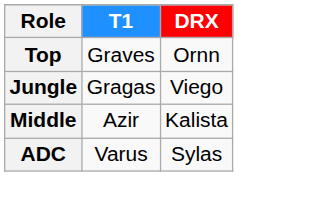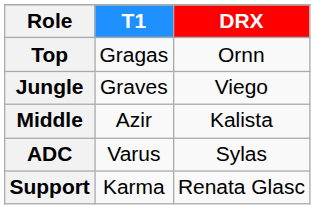(121, 54) Graves -> (134, 54) Gragas
(121, 87) Gragas -> (134, 87) Graves
+ row: (50, 187)
